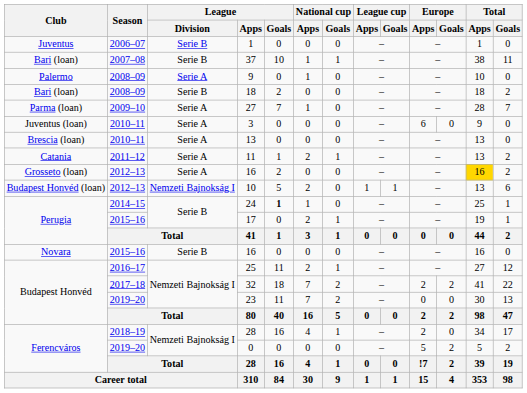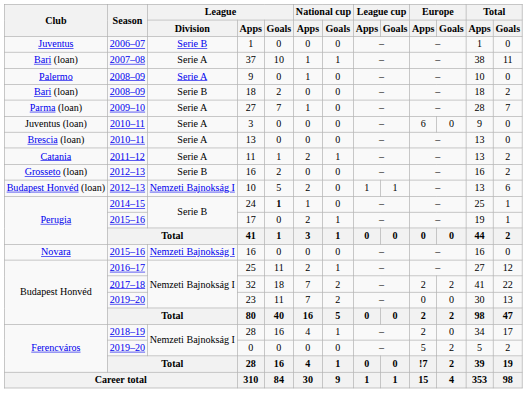(192, 60) Serie B -> (192, 60) Serie A
(192, 172) Serie A -> (192, 172) Serie B
(480, 172) gold background -> (480, 172) no background
(192, 252) Serie B -> (192, 252) Nemzeti Bajnokság I
